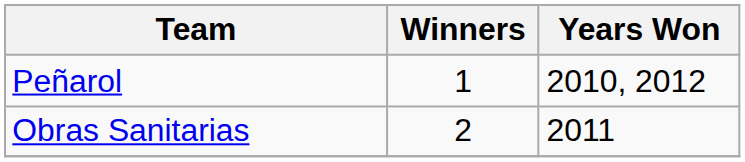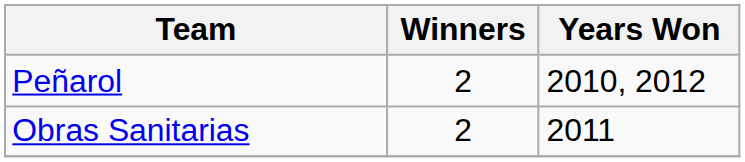(463, 80) 1 -> (463, 80) 2
